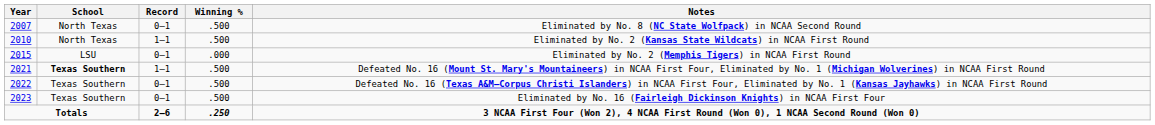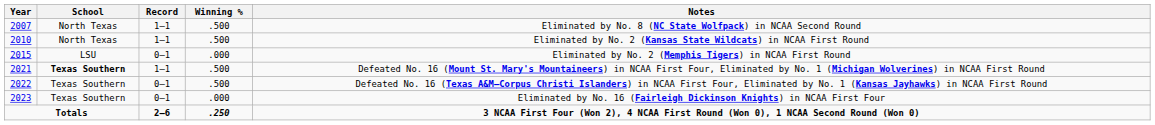(162, 26) 0–1 -> (162, 26) 1–1
(219, 98) .500 -> (219, 98) .000
